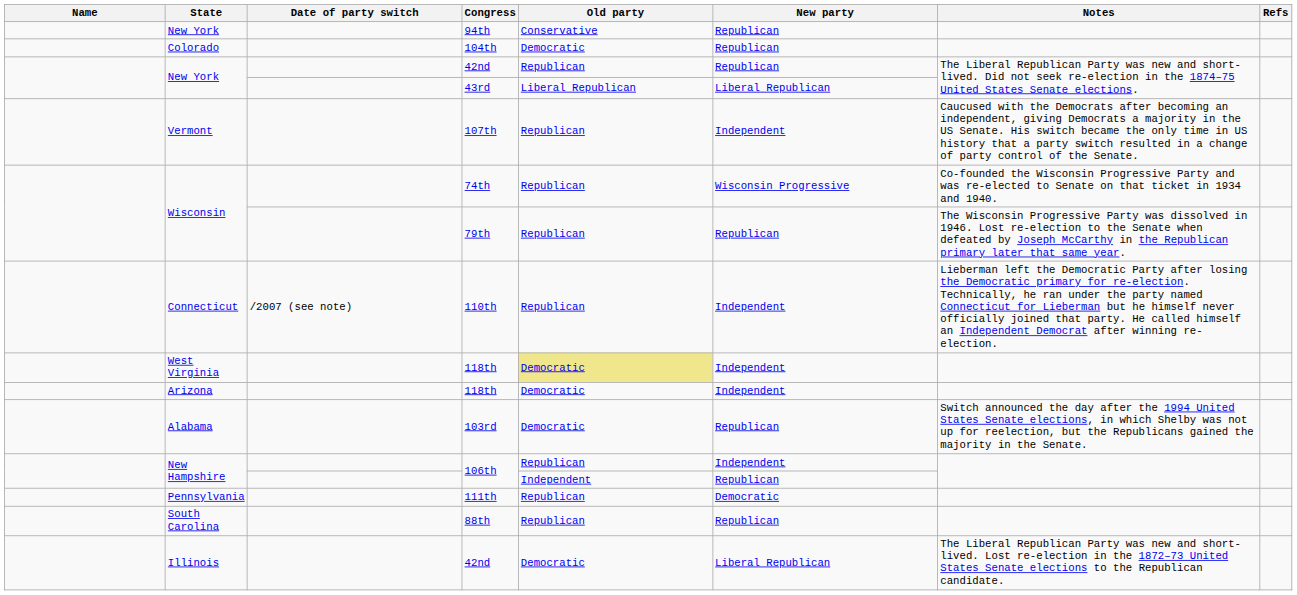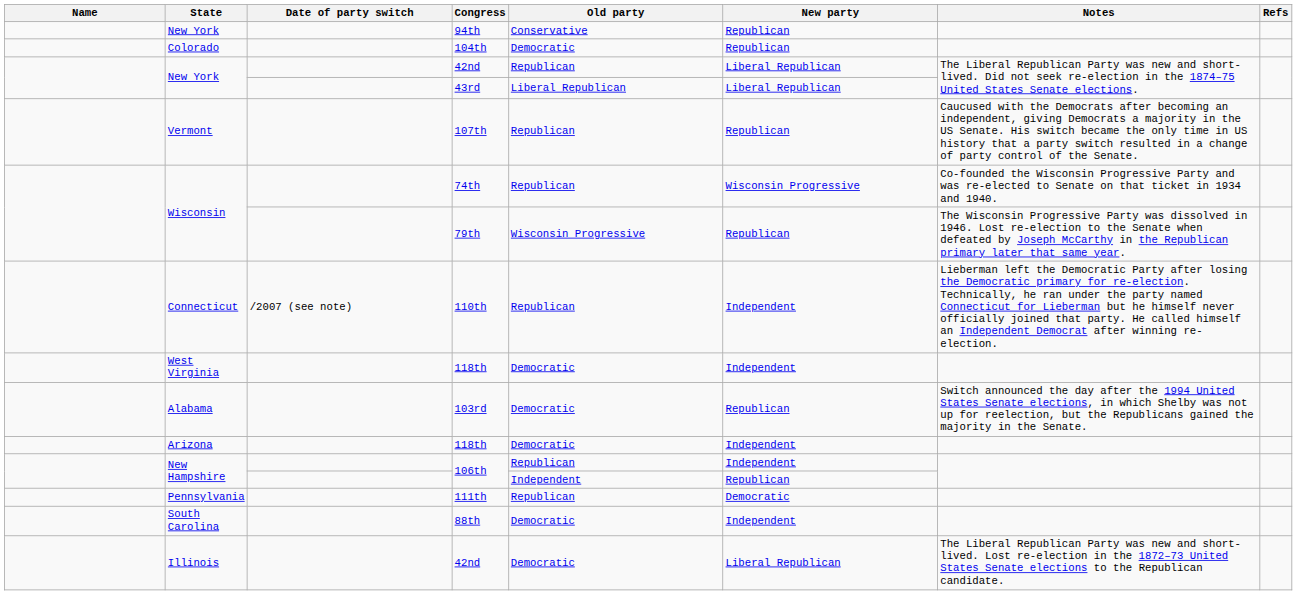(747, 67) Republican -> (783, 67) Liberal Republican
(750, 132) Independent -> (758, 132) Republican
(553, 234) Republican -> (578, 234) Wisconsin Progressive
(553, 367) khaki background -> (543, 367) no background
rows swapped: (190, 427) <-> (190, 391)
(553, 521) Republican -> (543, 521) Democratic
(747, 521) Republican -> (761, 521) Independent
